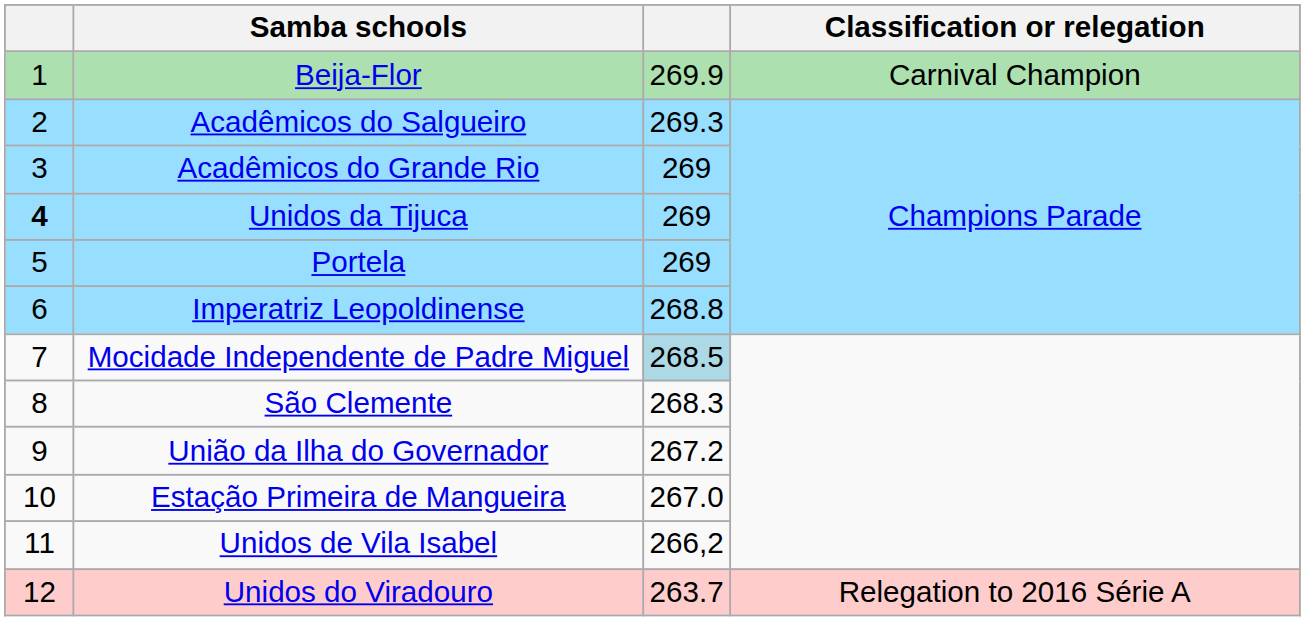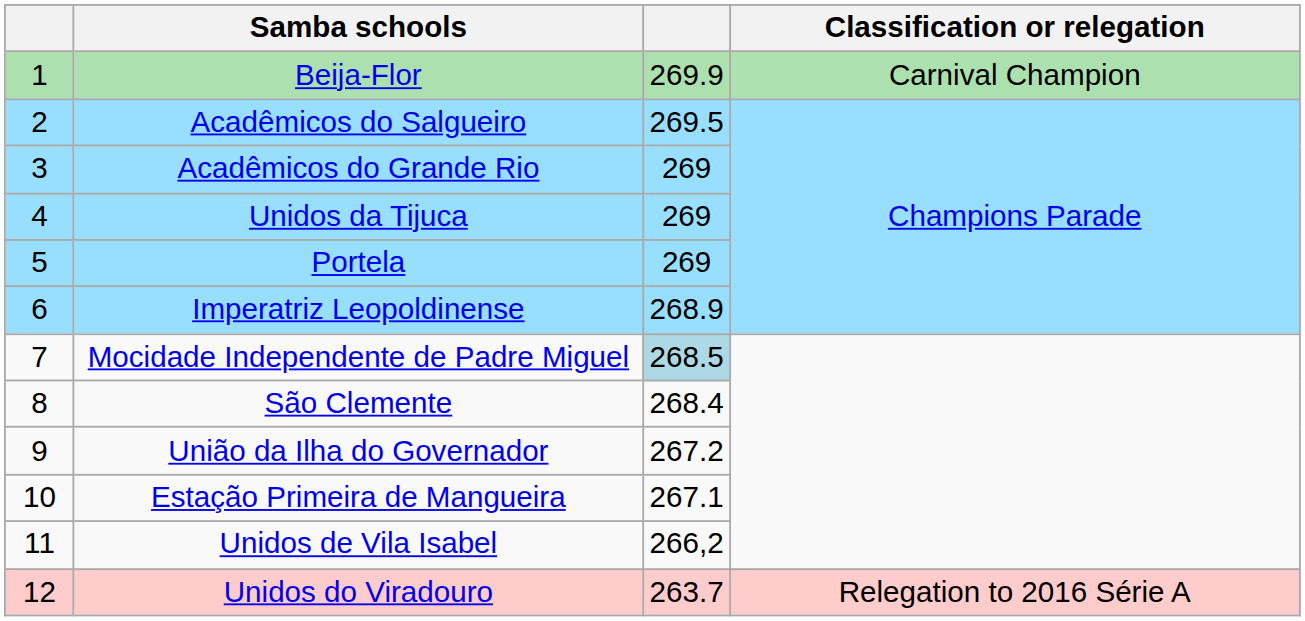(687, 121) 269.3 -> (687, 121) 269.5
(39, 215) bold -> (39, 215) normal
(687, 309) 268.8 -> (687, 309) 268.9
(687, 403) 268.3 -> (687, 403) 268.4
(687, 497) 267.0 -> (687, 497) 267.1
